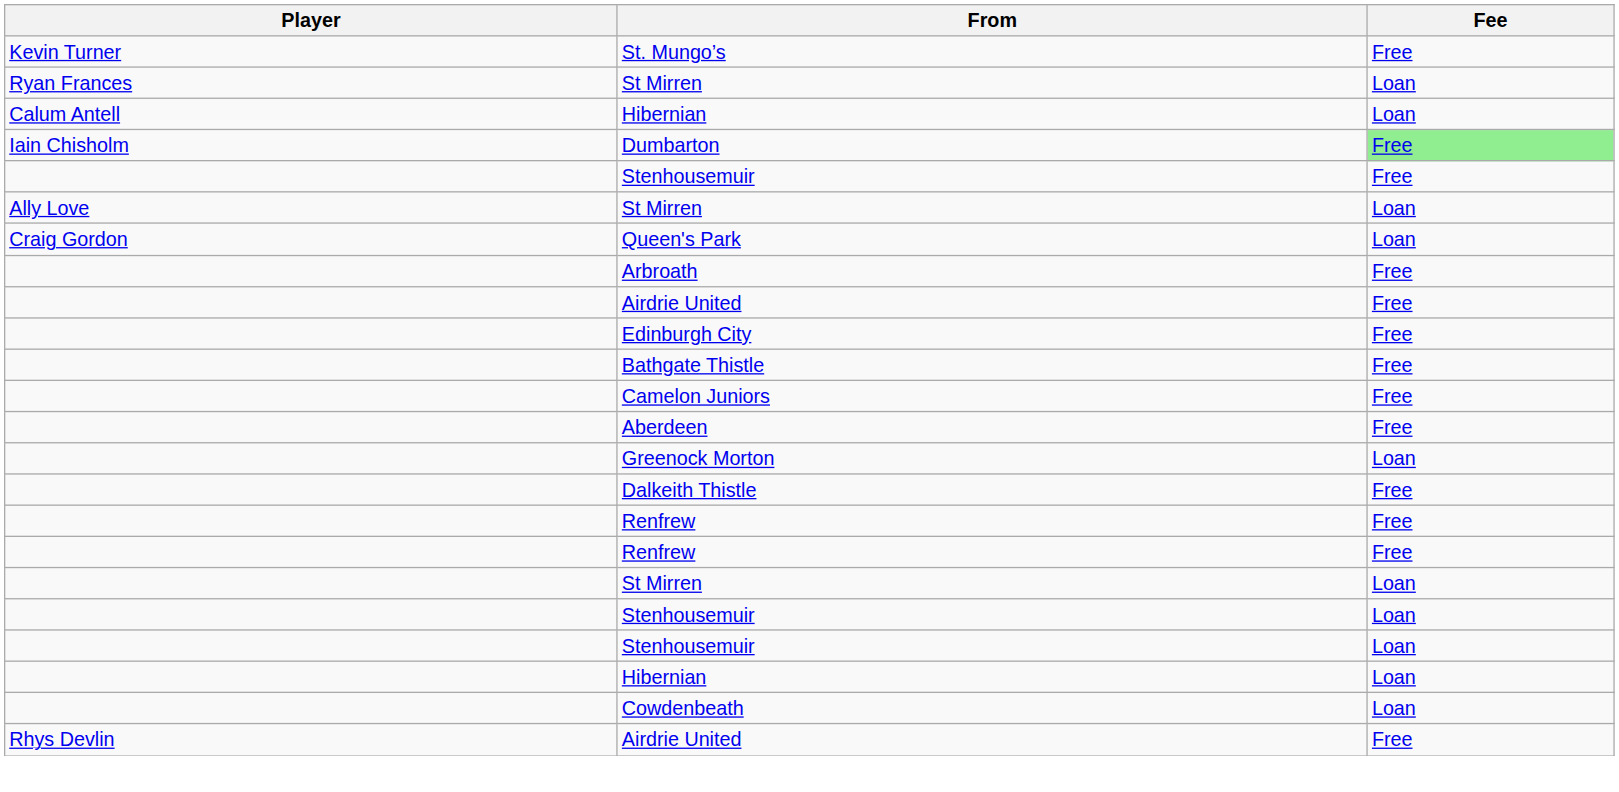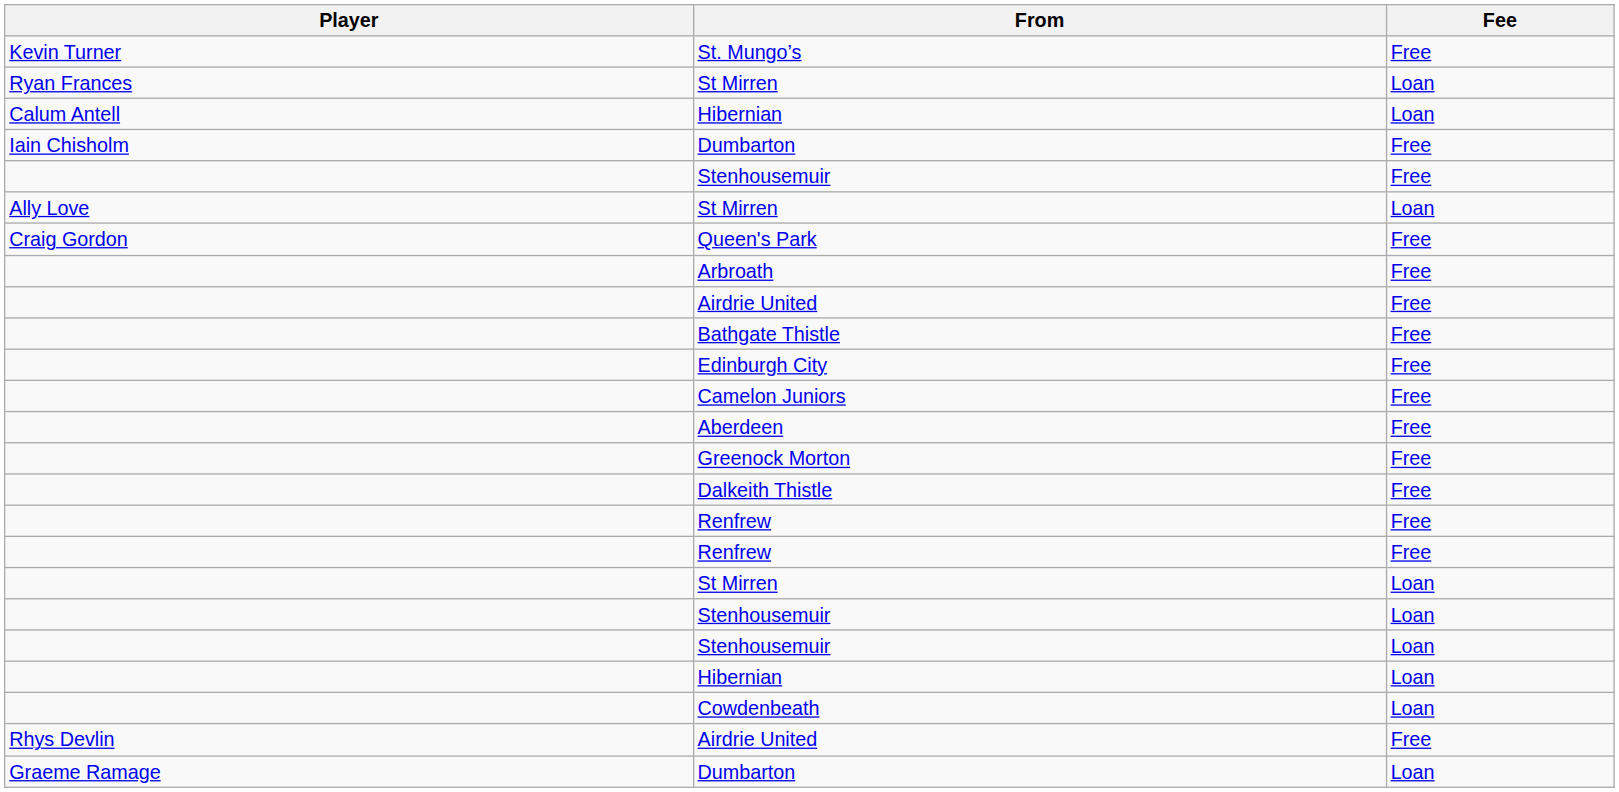(1392, 146) lightgreen background -> (1411, 146) no background
(1394, 239) Loan -> (1411, 239) Free
rows swapped: (311, 365) <-> (311, 333)
(1394, 458) Loan -> (1411, 458) Free
+ row: (85, 771)
